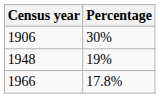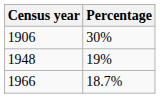(104, 81) 17.8% -> (104, 81) 18.7%
